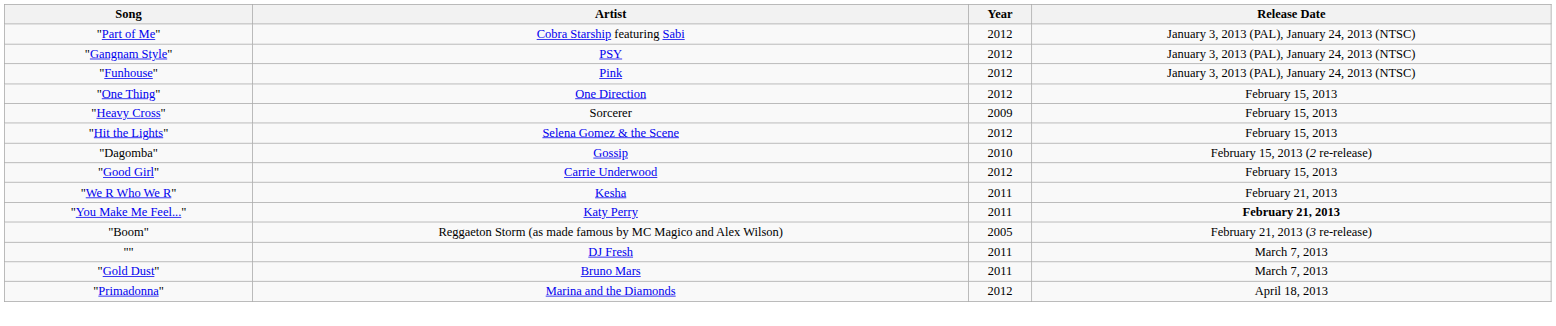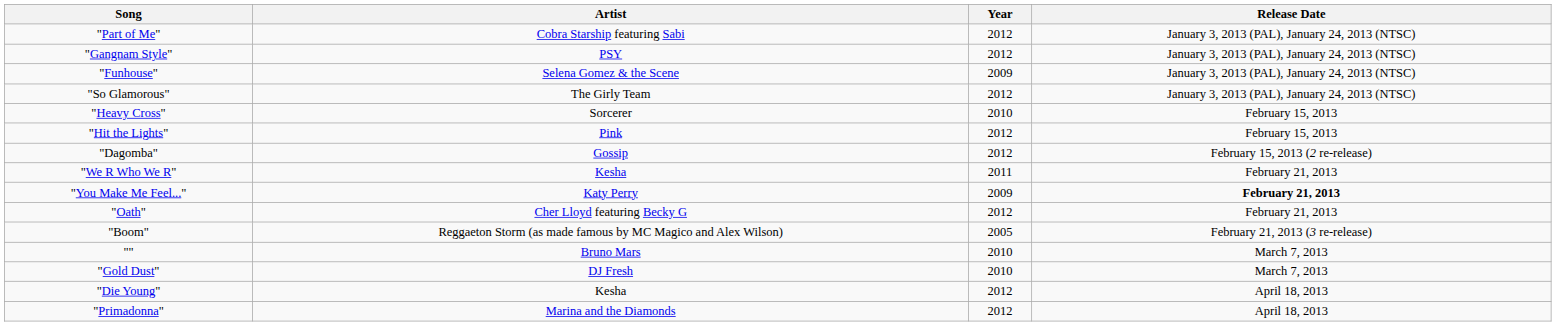(611, 73) Pink -> (611, 73) Selena Gomez & the Scene
(1000, 73) 2012 -> (1000, 73) 2009
+ row: (129, 93)
- row: (129, 93)
(1000, 113) 2009 -> (1000, 113) 2010
(611, 133) Selena Gomez & the Scene -> (611, 133) Pink
(1000, 152) 2010 -> (1000, 152) 2012
- row: (129, 172)
(1000, 212) 2011 -> (1000, 192) 2009
+ row: (129, 212)
(611, 251) DJ Fresh -> (611, 251) Bruno Mars
(1000, 251) 2011 -> (1000, 251) 2010
(611, 271) Bruno Mars -> (611, 271) DJ Fresh
(1000, 271) 2011 -> (1000, 271) 2010
+ row: (129, 291)
